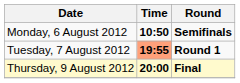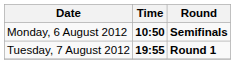(154, 50) lightsalmon background -> (150, 50) no background
- row: (71, 68)
